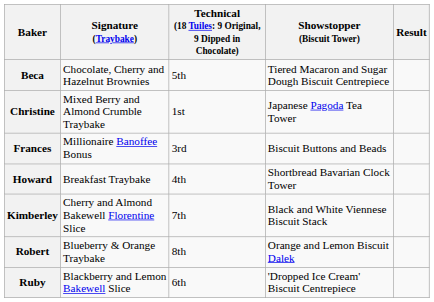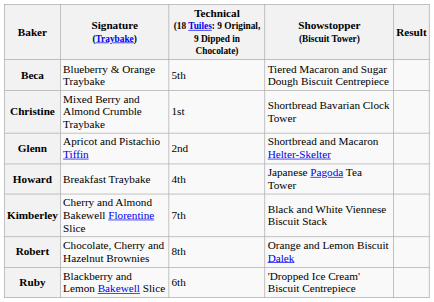(114, 75) Chocolate, Cherry and Hazelnut Brownies -> (109, 75) Blueberry & Orange Traybake
(315, 111) Japanese Pagoda Tea Tower -> (329, 111) Shortbread Bavarian Clock Tower
- row: (32, 148)
+ row: (32, 148)
(329, 178) Shortbread Bavarian Clock Tower -> (315, 178) Japanese Pagoda Tea Tower
(109, 252) Blueberry & Orange Traybake -> (114, 252) Chocolate, Cherry and Hazelnut Brownies
